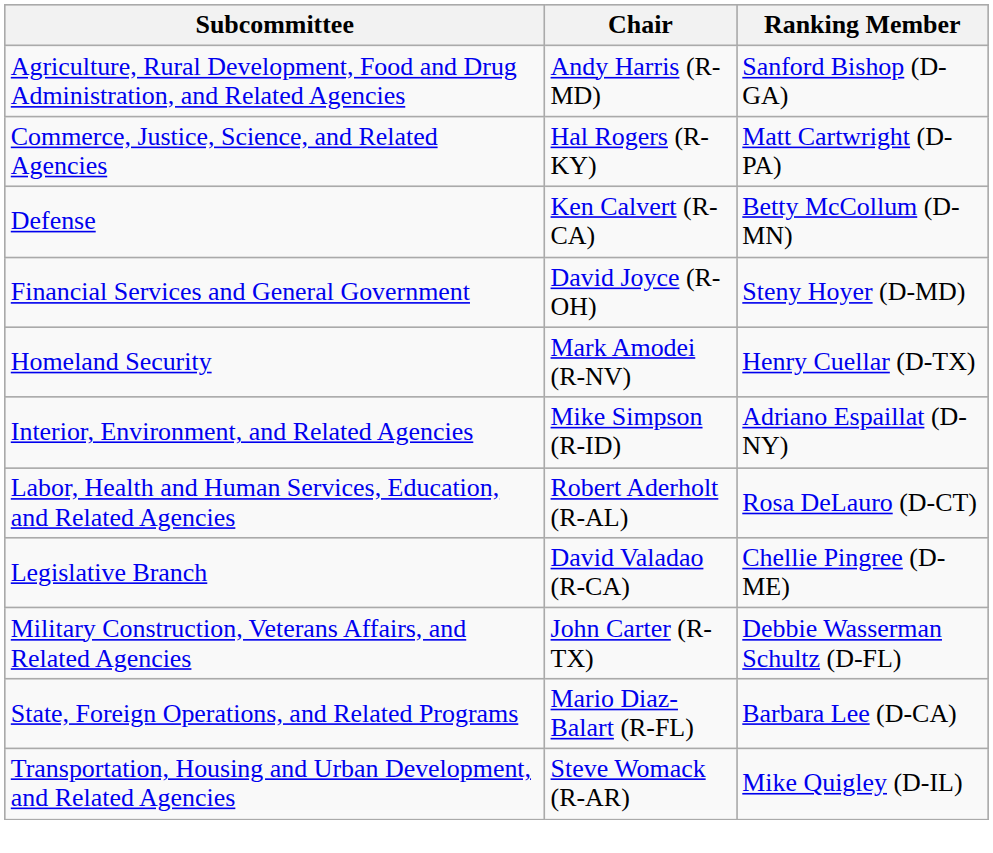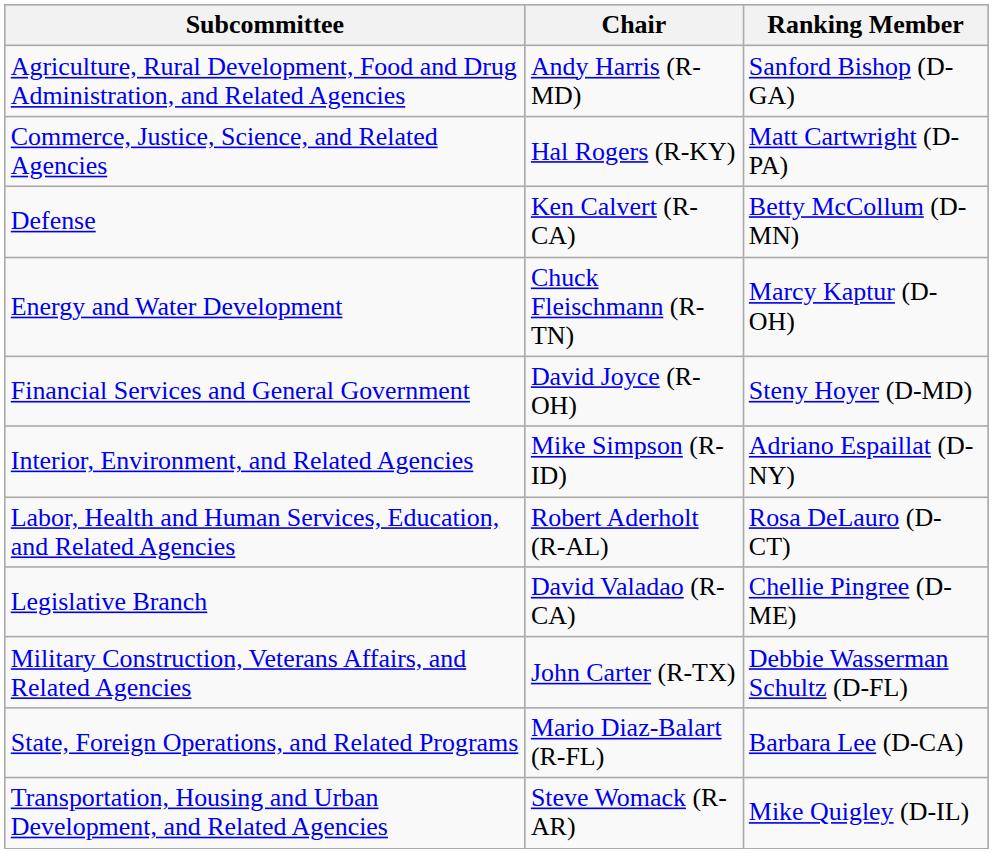+ row: (177, 306)
- row: (111, 361)
